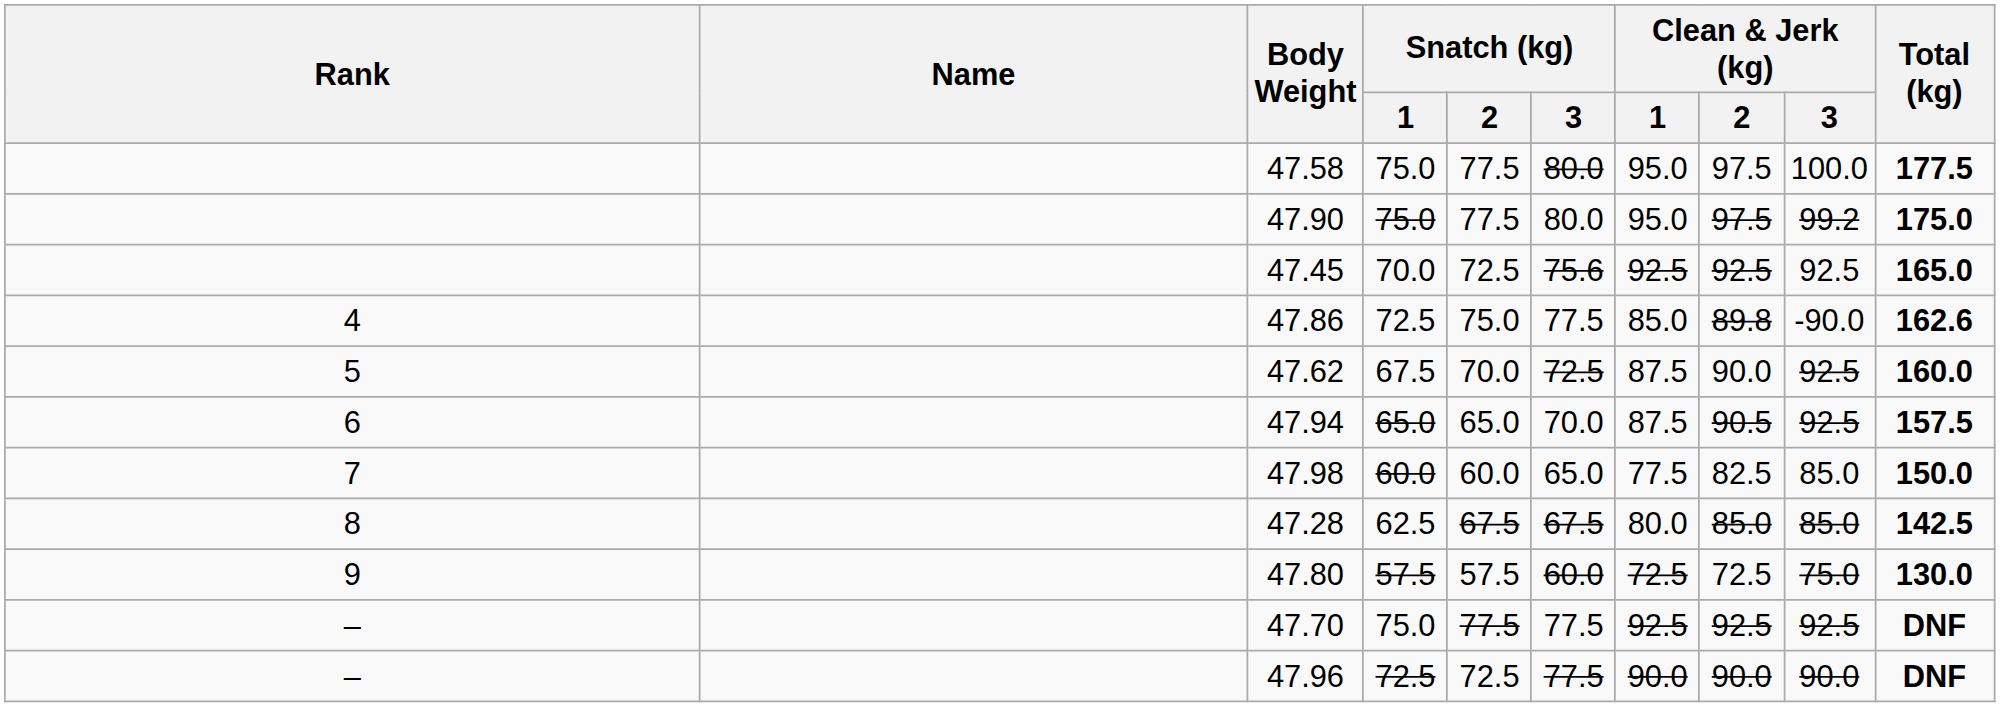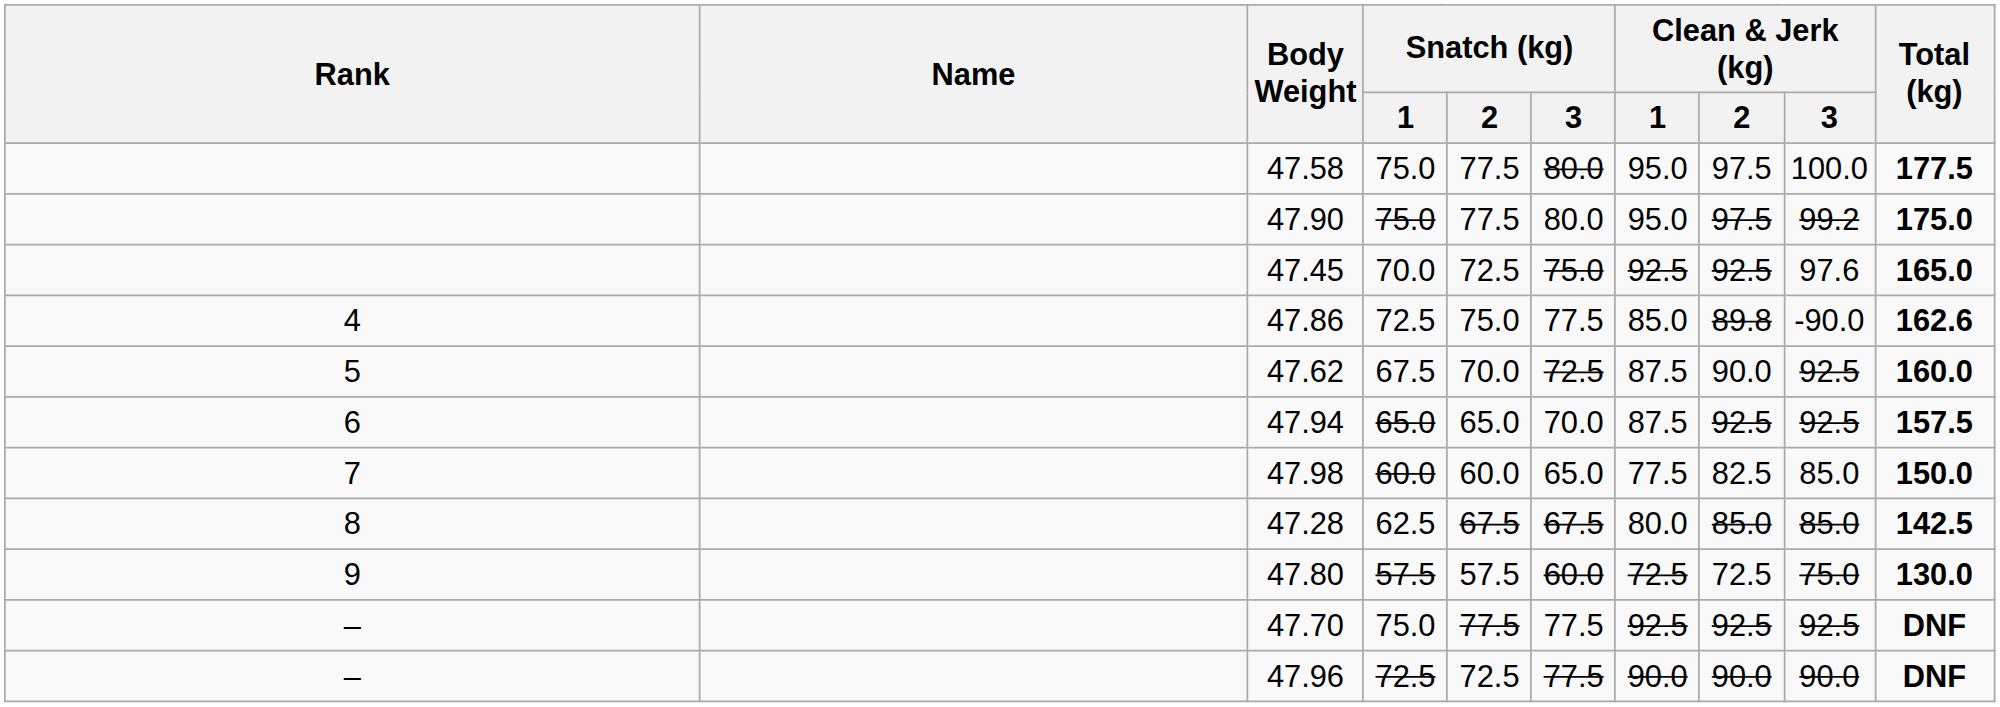(1574, 269) 75.6 -> (1574, 269) 75.0
(1829, 269) 92.5 -> (1829, 269) 97.6
(1742, 421) 90.5 -> (1742, 421) 92.5
